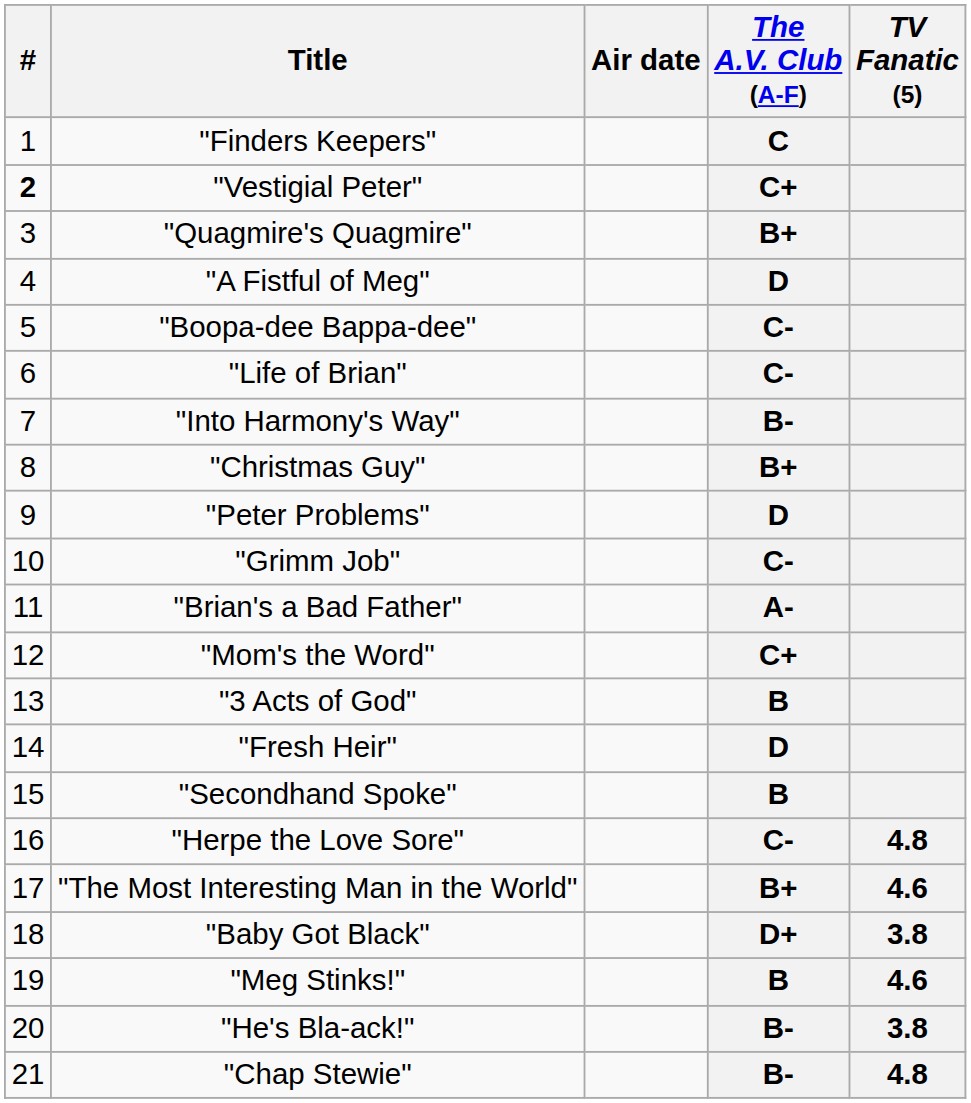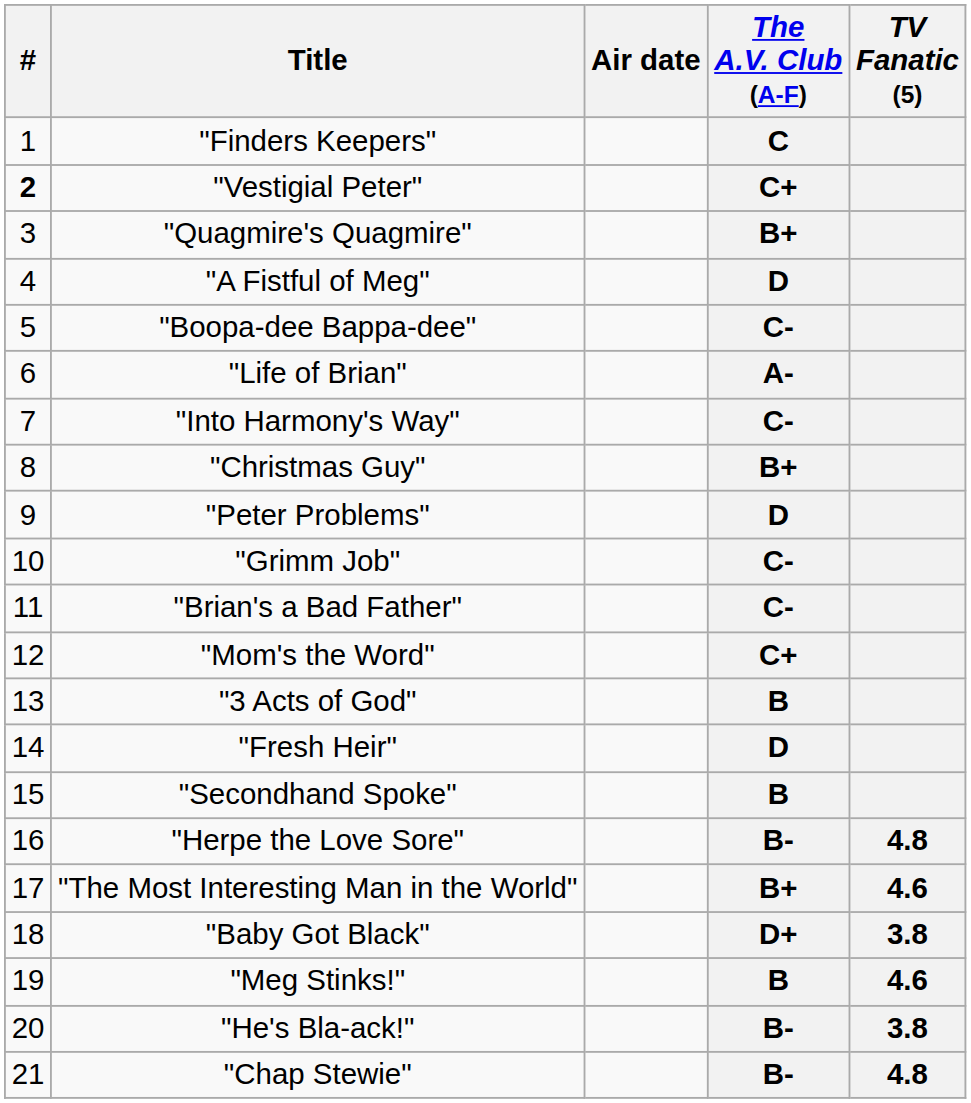(778, 374) C- -> (778, 374) A-
(778, 420) B- -> (778, 420) C-
(778, 607) A- -> (778, 607) C-
(778, 841) C- -> (778, 841) B-
